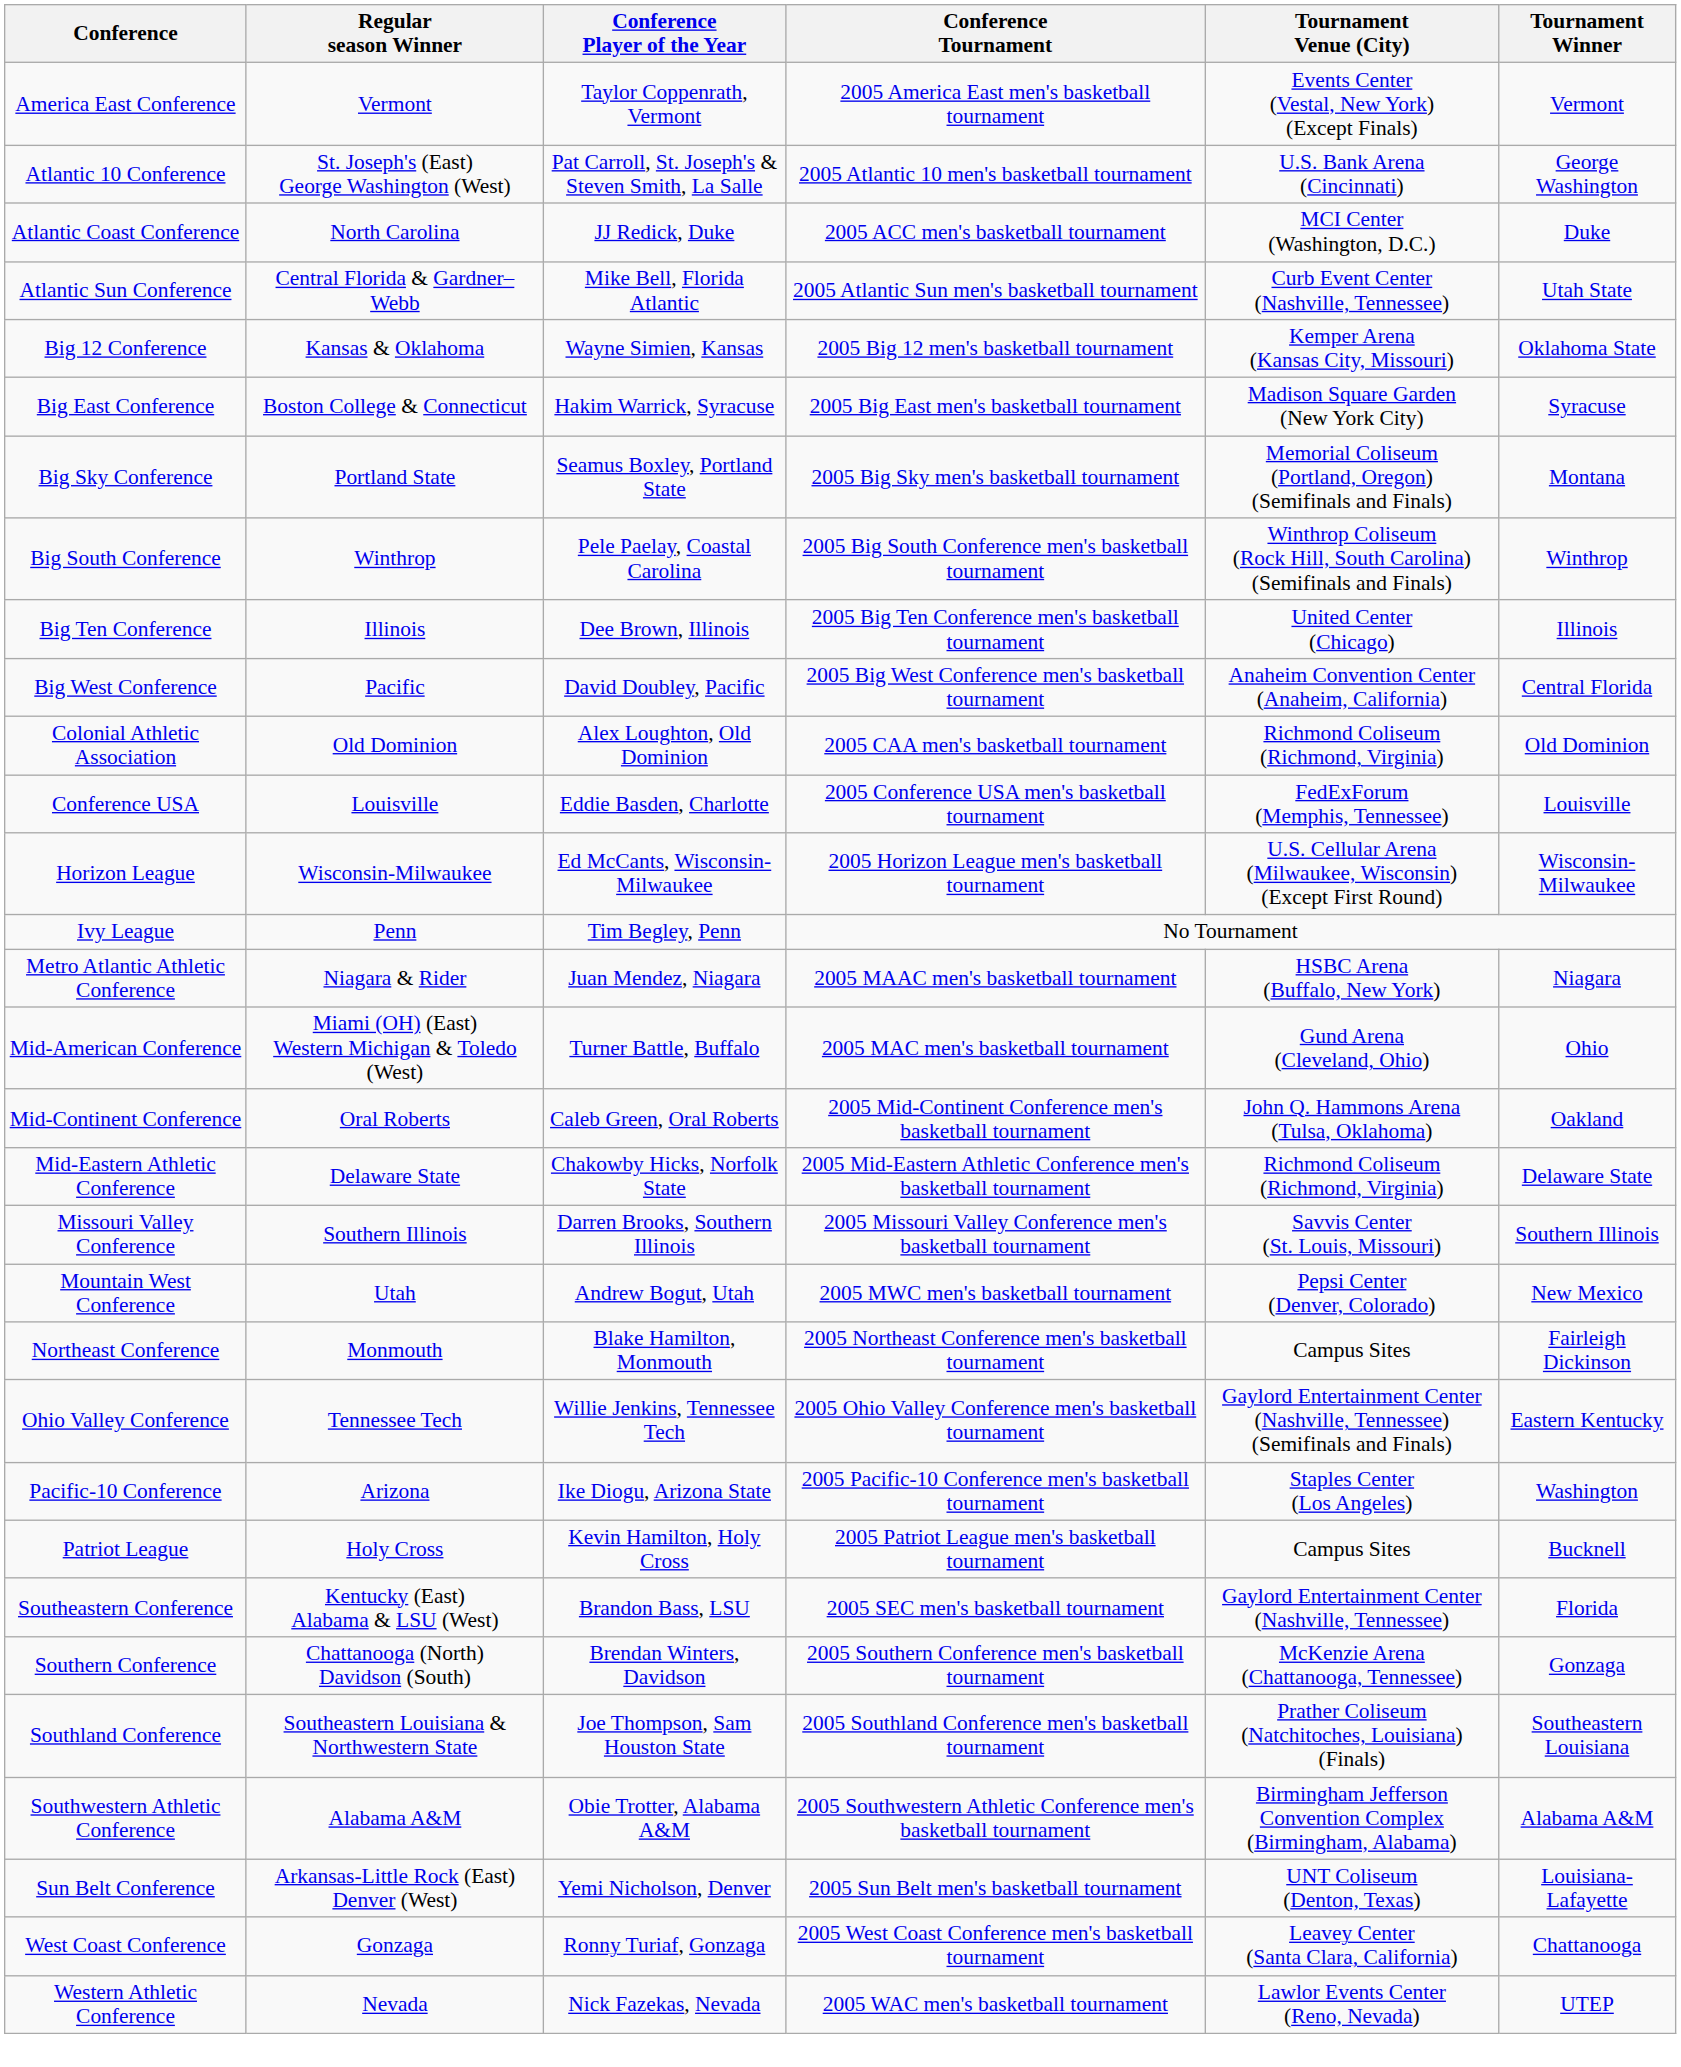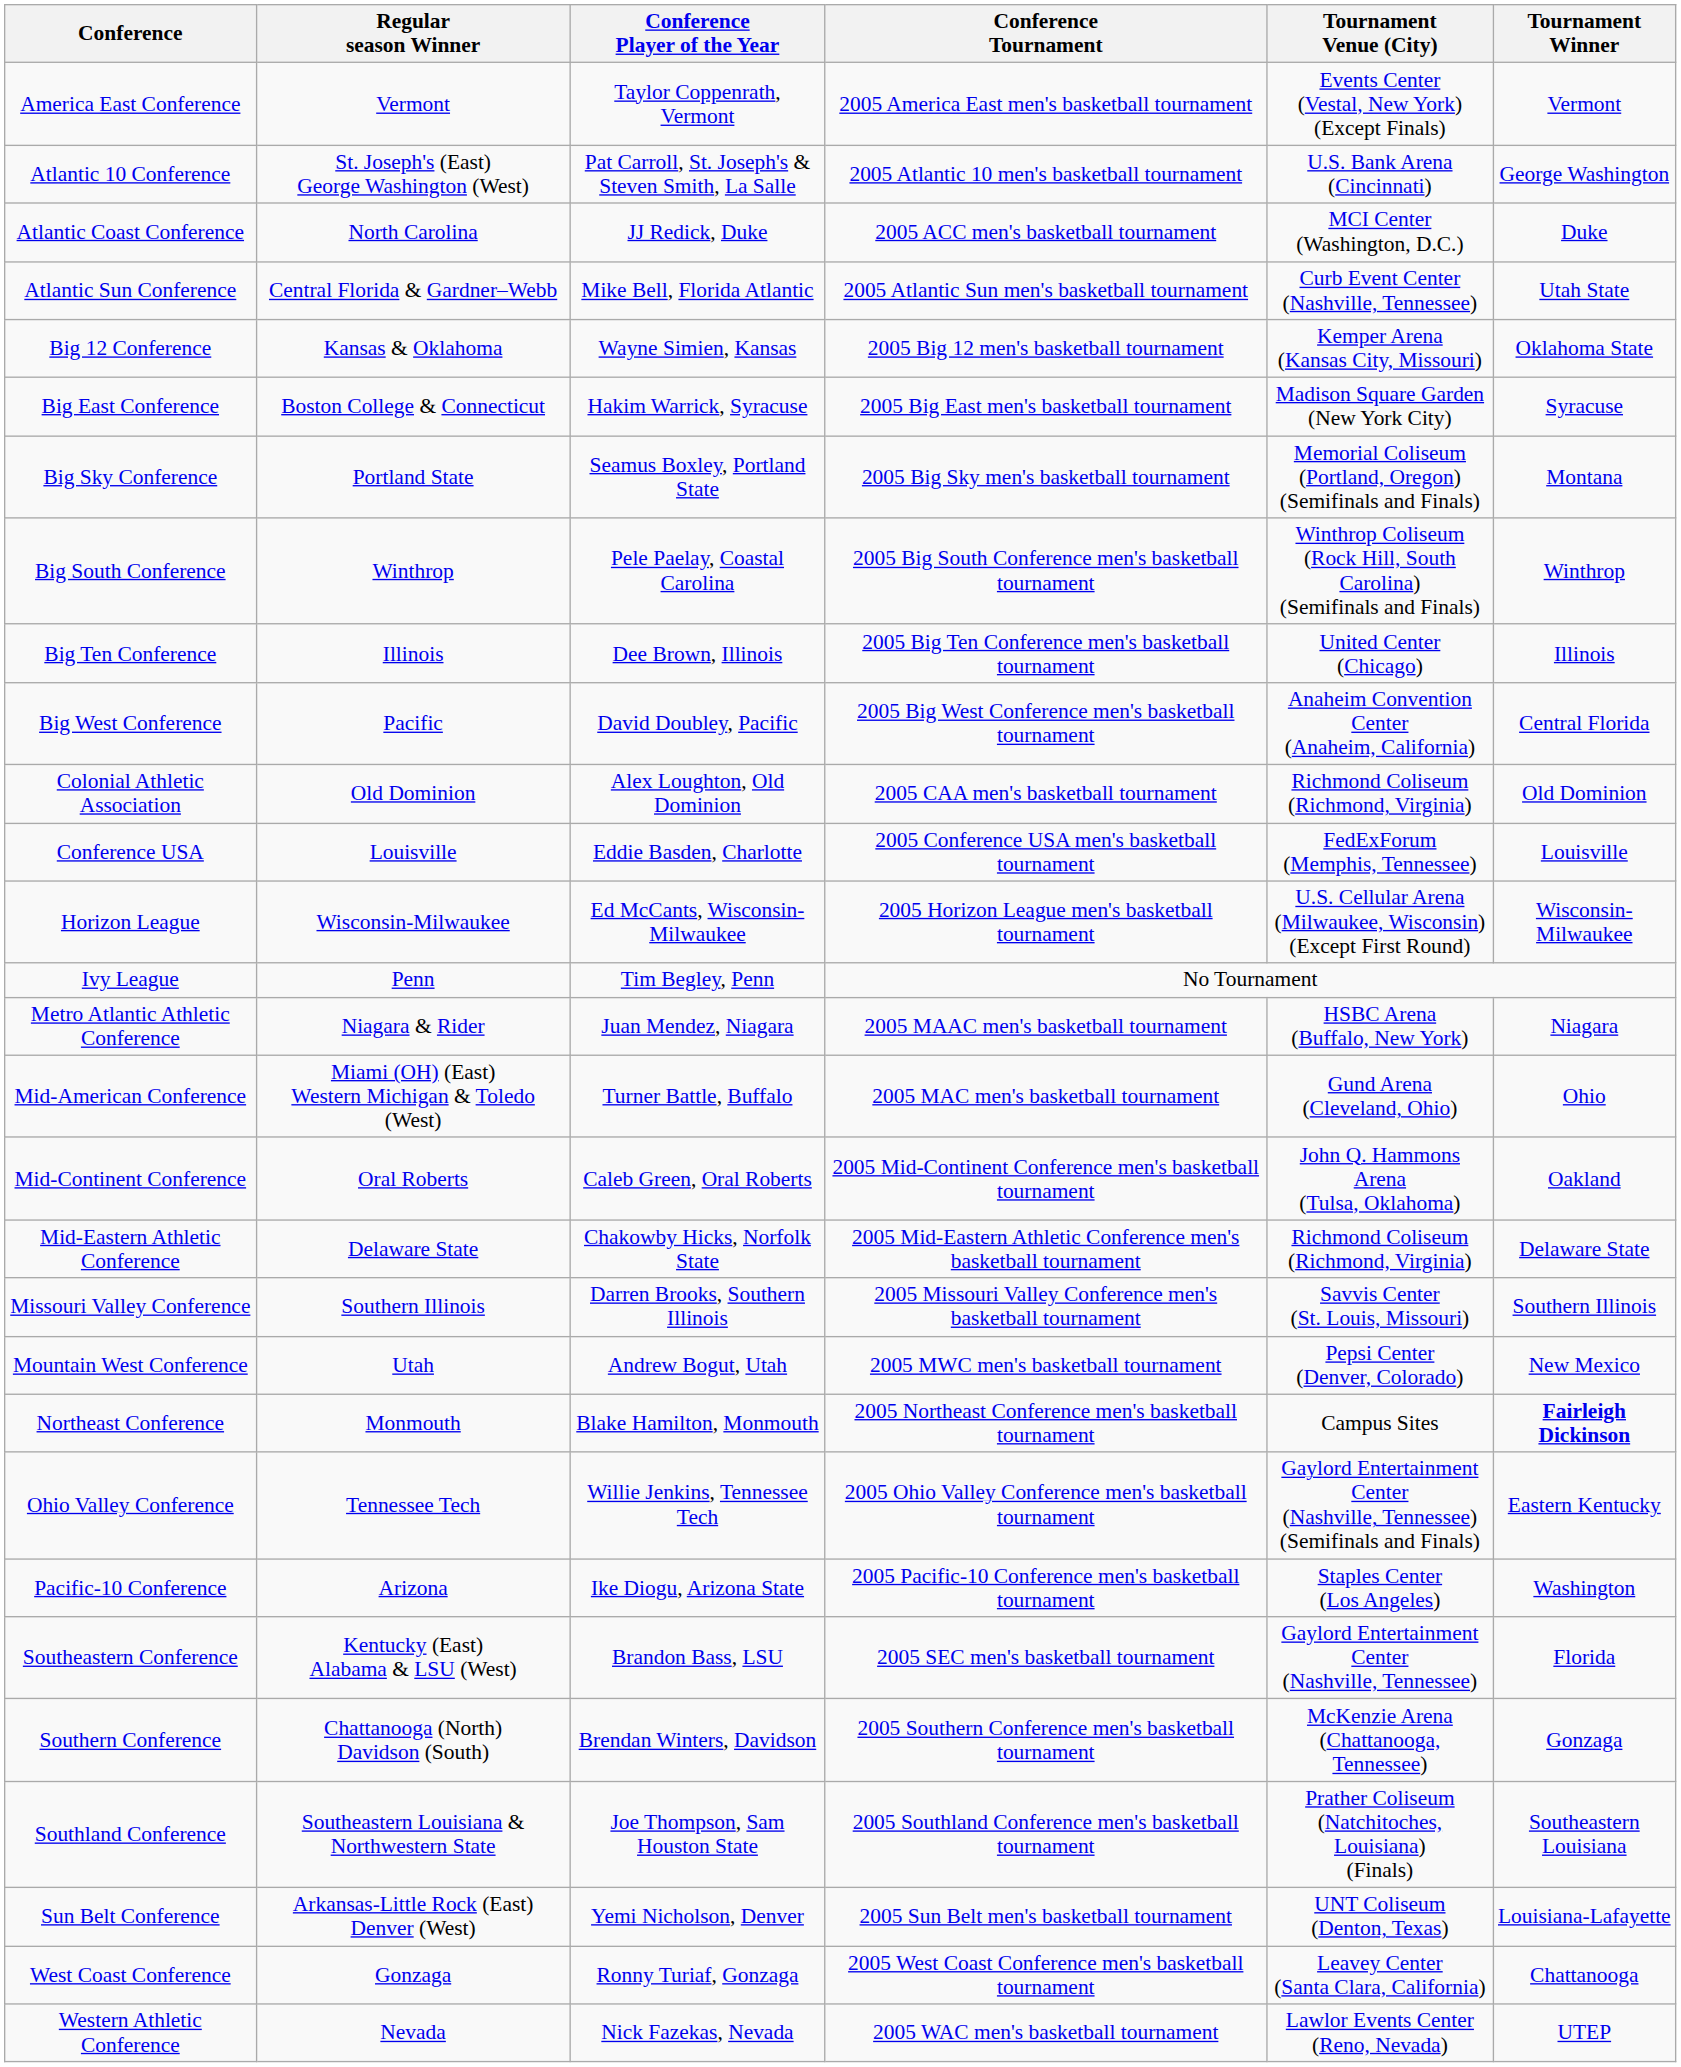(1587, 1350) normal -> (1584, 1422) bold
- row: (126, 1549)
- row: (125, 1817)
